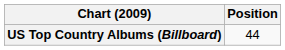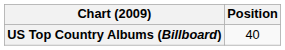(253, 34) 44 -> (253, 34) 40
